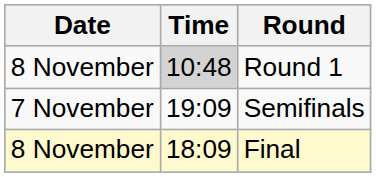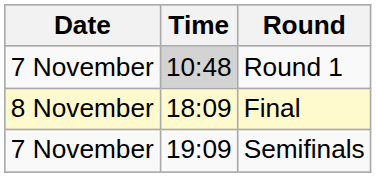(82, 66) 8 November -> (82, 66) 7 November
rows swapped: (304, 108) <-> (272, 150)
